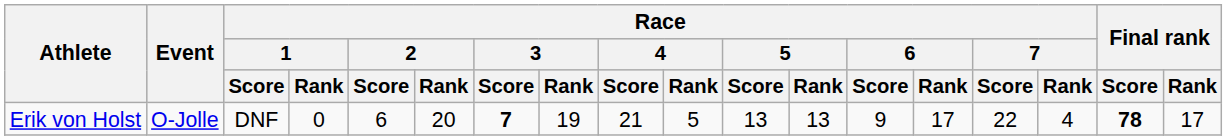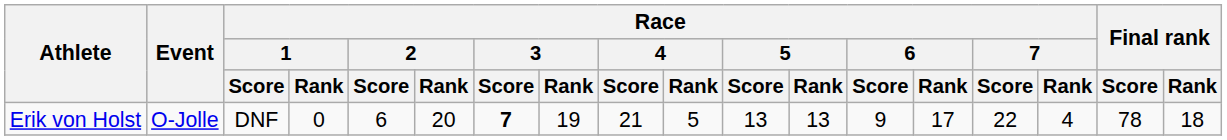(1130, 119) bold -> (1130, 119) normal
(1192, 119) 17 -> (1192, 119) 18
